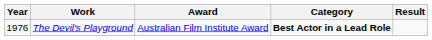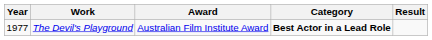(17, 27) 1976 -> (17, 27) 1977
